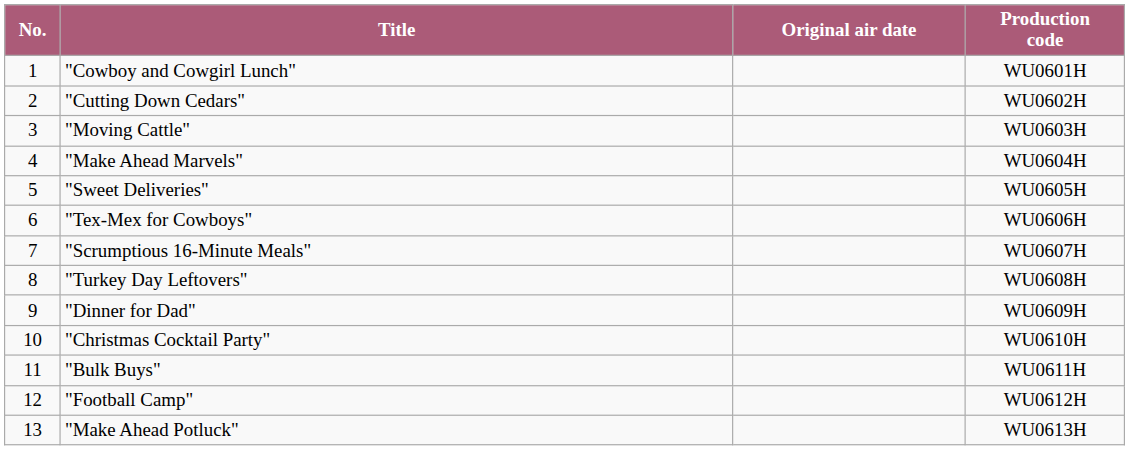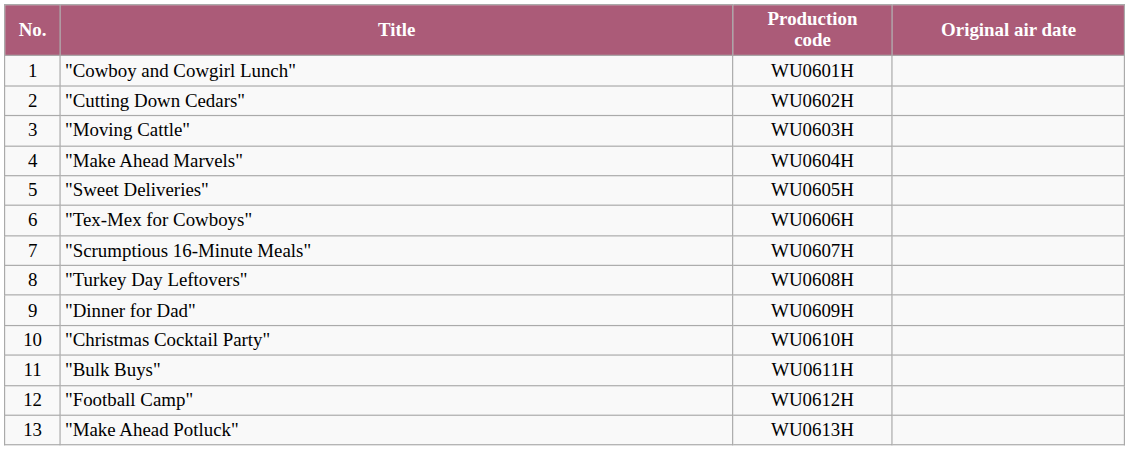columns swapped: (849, 30) <-> (1045, 30)
